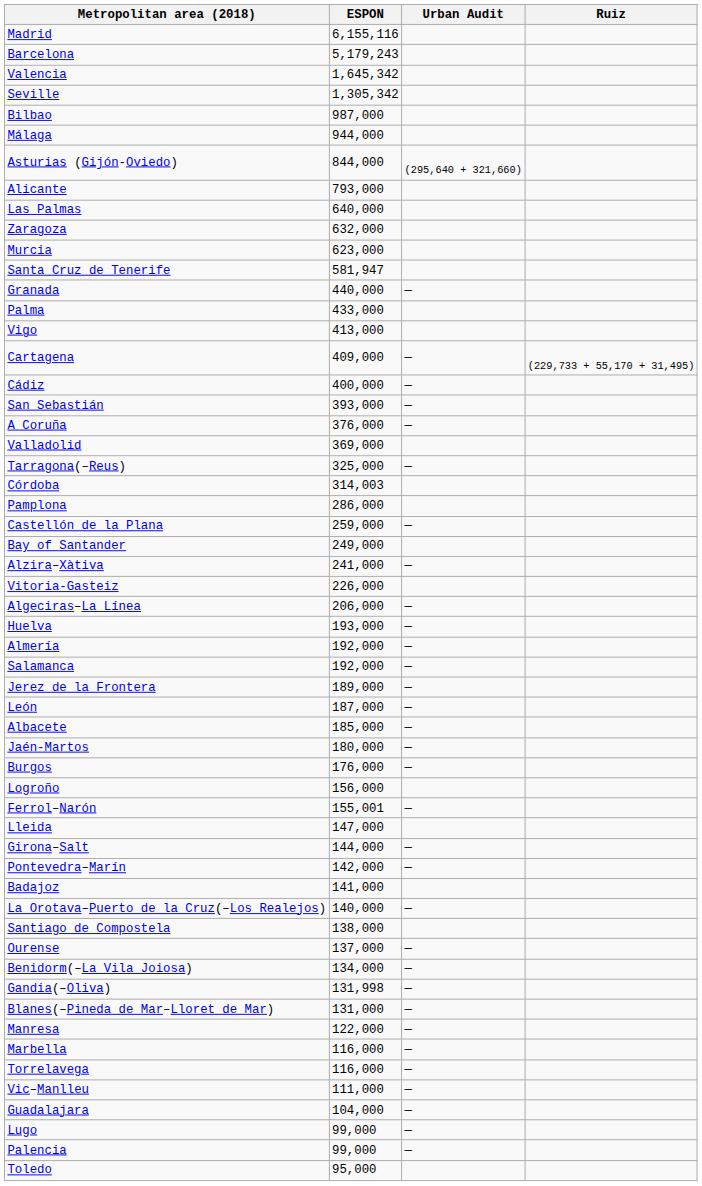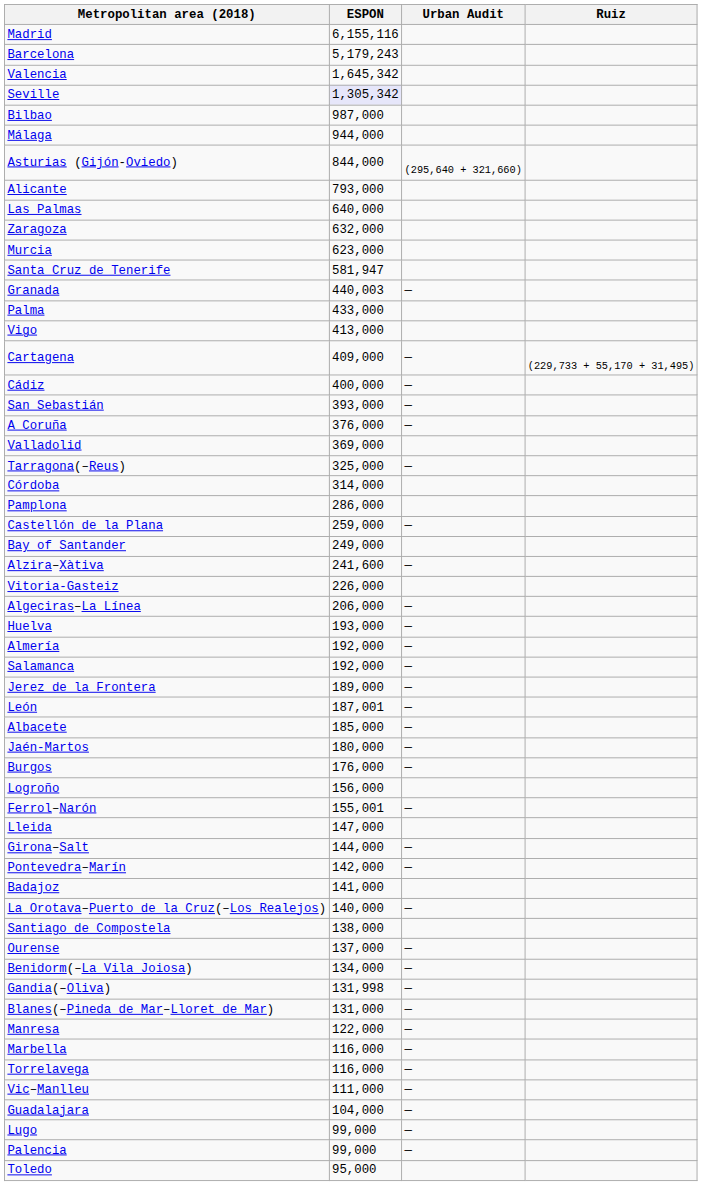(365, 95) no background -> (365, 95) lavender background
(358, 290) 440,000 -> (358, 290) 440,003
(358, 486) 314,003 -> (358, 486) 314,000
(358, 566) 241,000 -> (358, 566) 241,600
(358, 707) 187,000 -> (358, 707) 187,001
